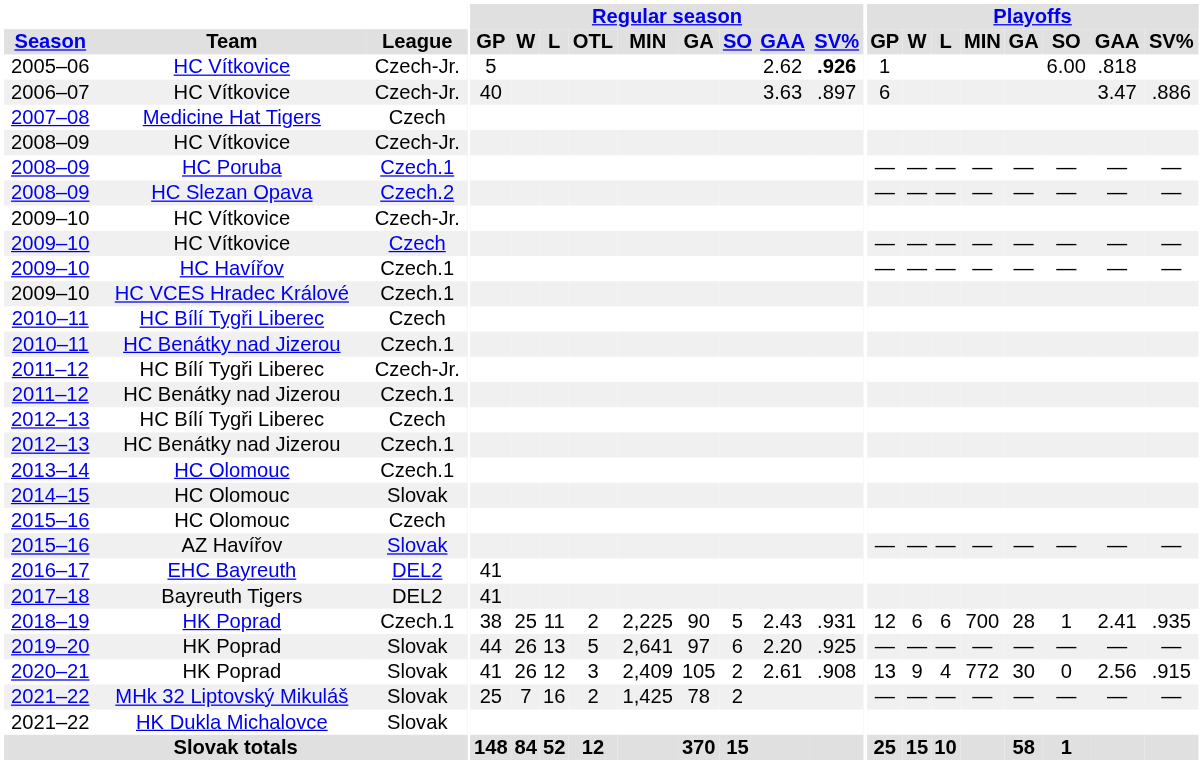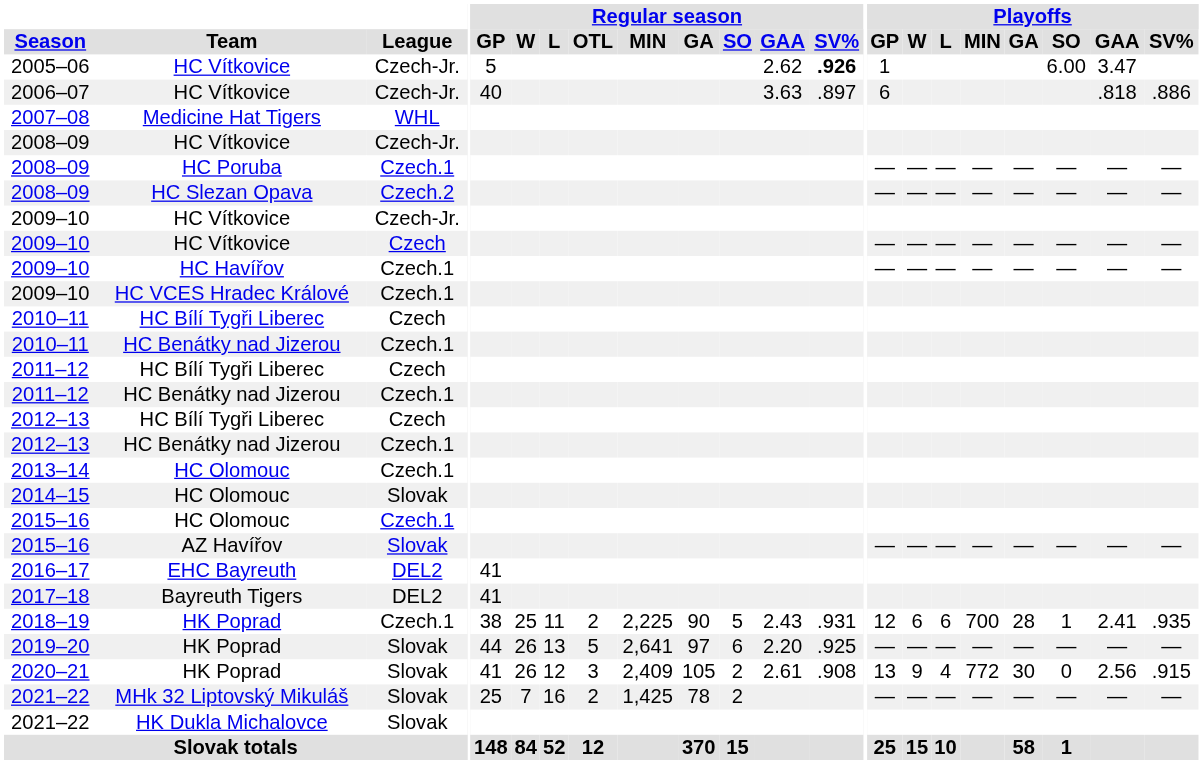(1117, 66) .818 -> (1117, 66) 3.47
(1117, 92) 3.47 -> (1117, 92) .818
(417, 117) Czech -> (417, 117) WHL
(417, 369) Czech-Jr. -> (417, 369) Czech
(417, 520) Czech -> (417, 520) Czech.1
